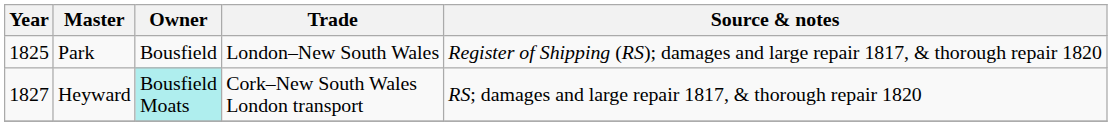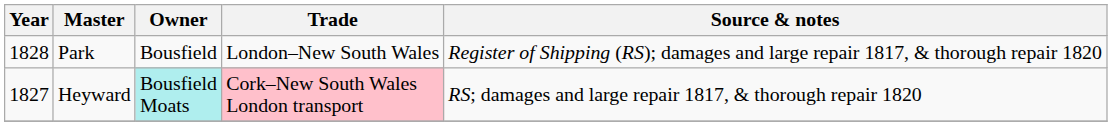(29, 51) 1825 -> (29, 51) 1828
(322, 94) no background -> (322, 94) pink background
